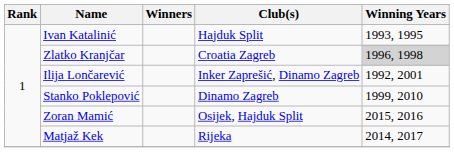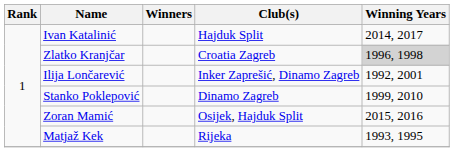(394, 34) 1993, 1995 -> (394, 34) 2014, 2017
(394, 136) 2014, 2017 -> (394, 136) 1993, 1995
